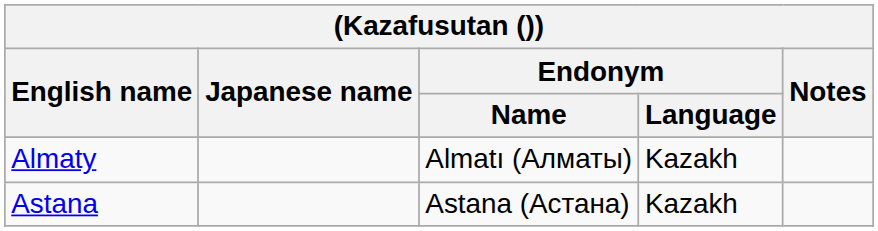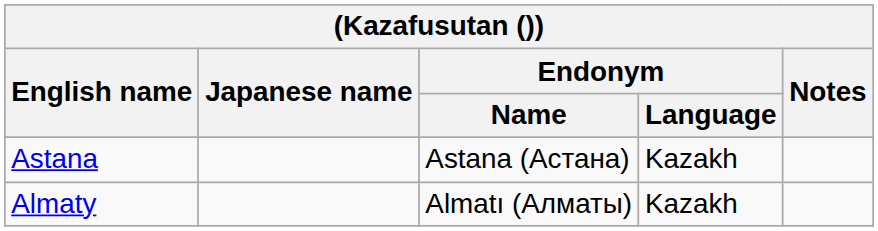rows swapped: (54, 159) <-> (55, 203)
